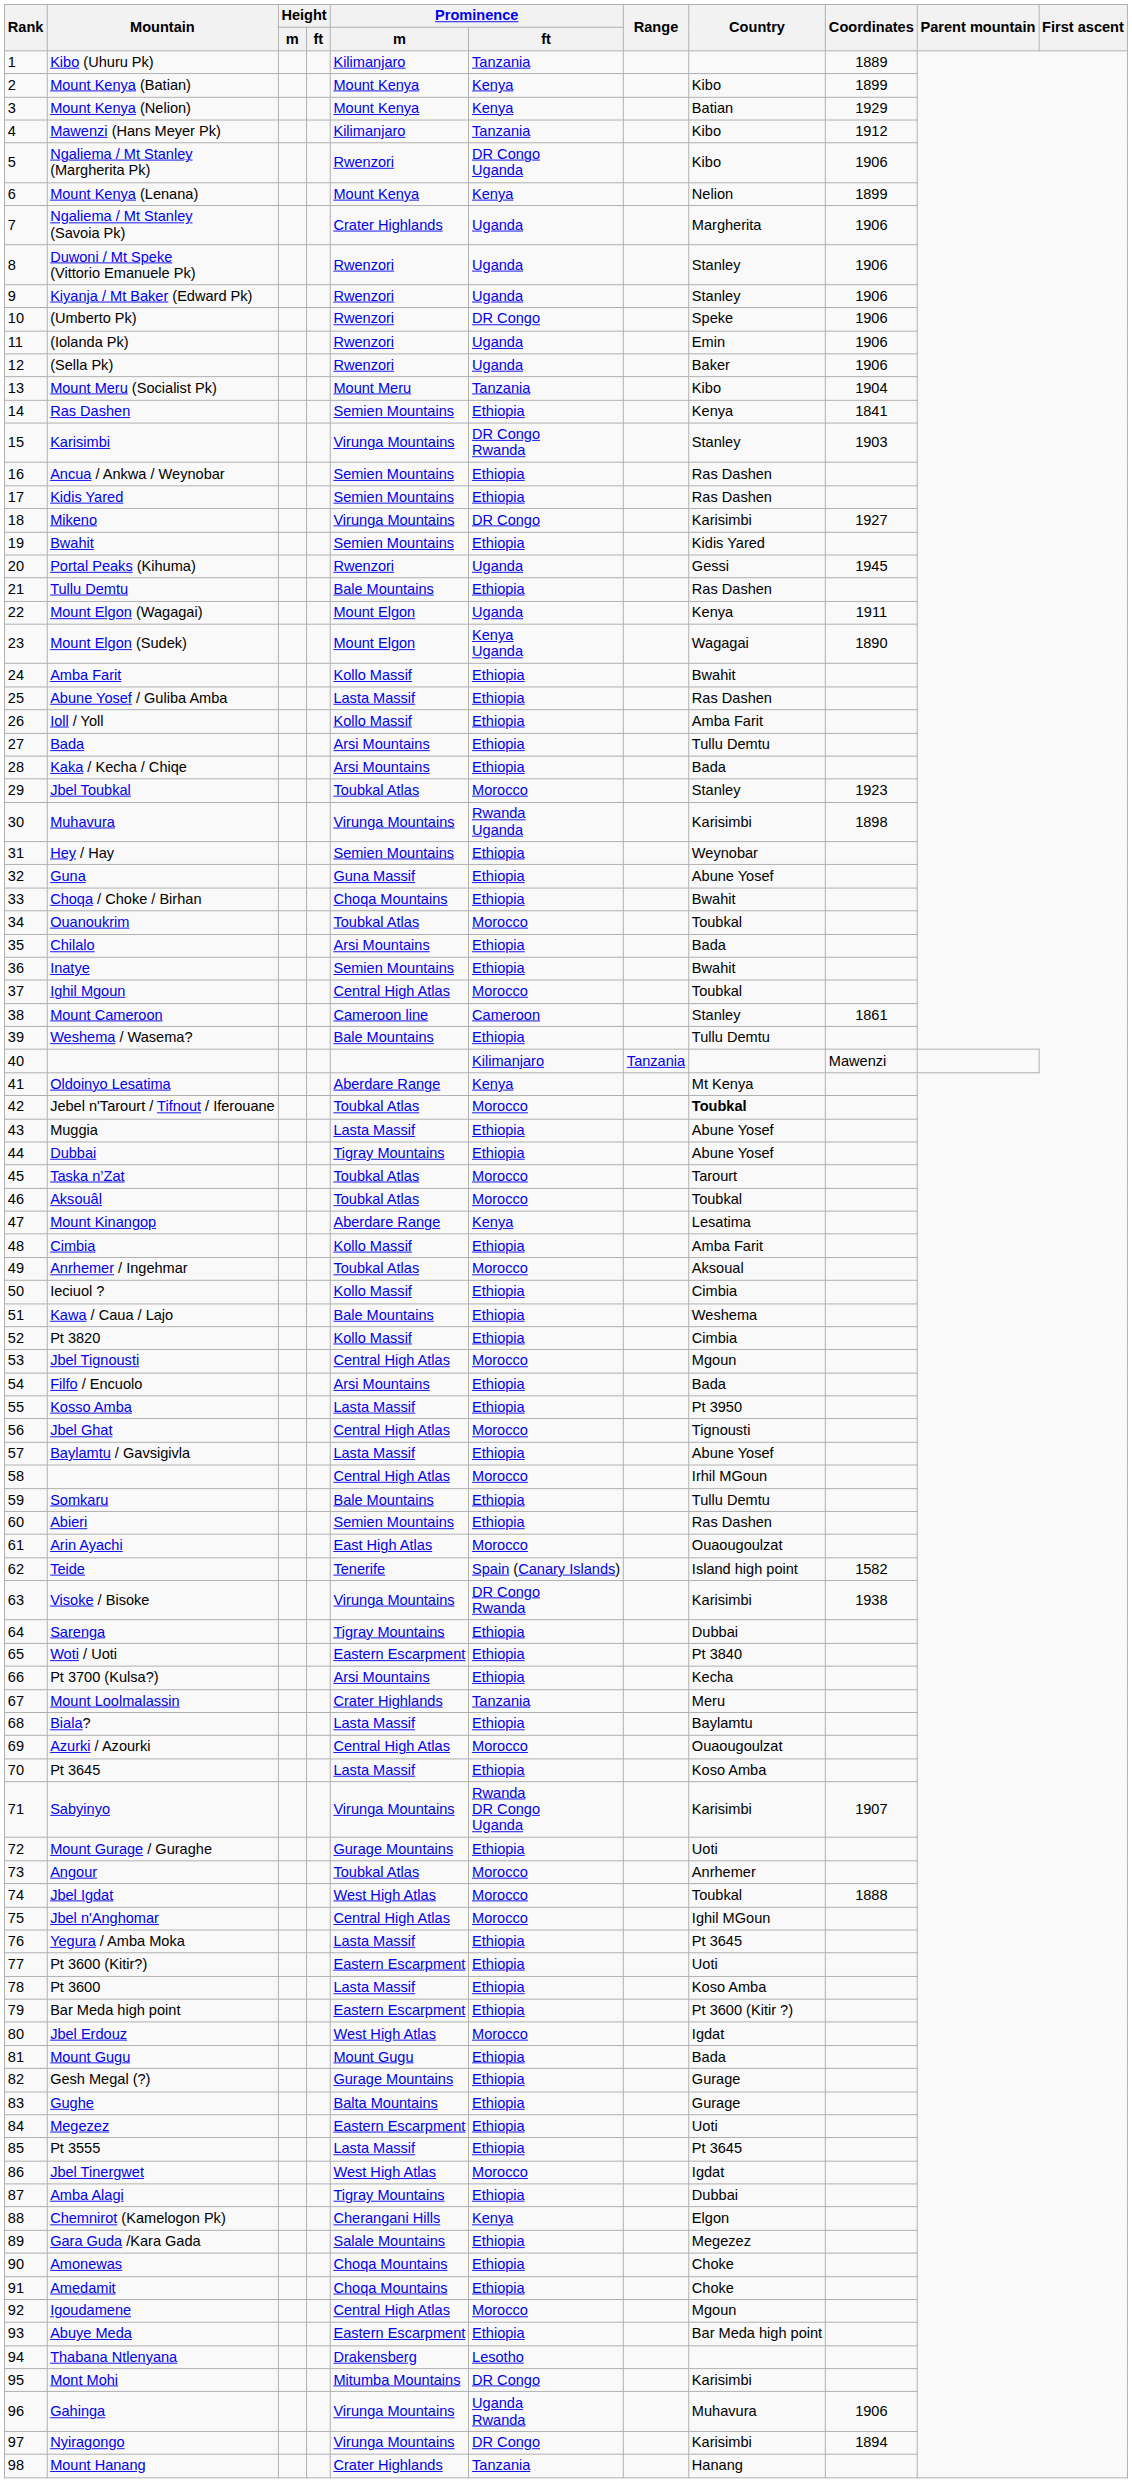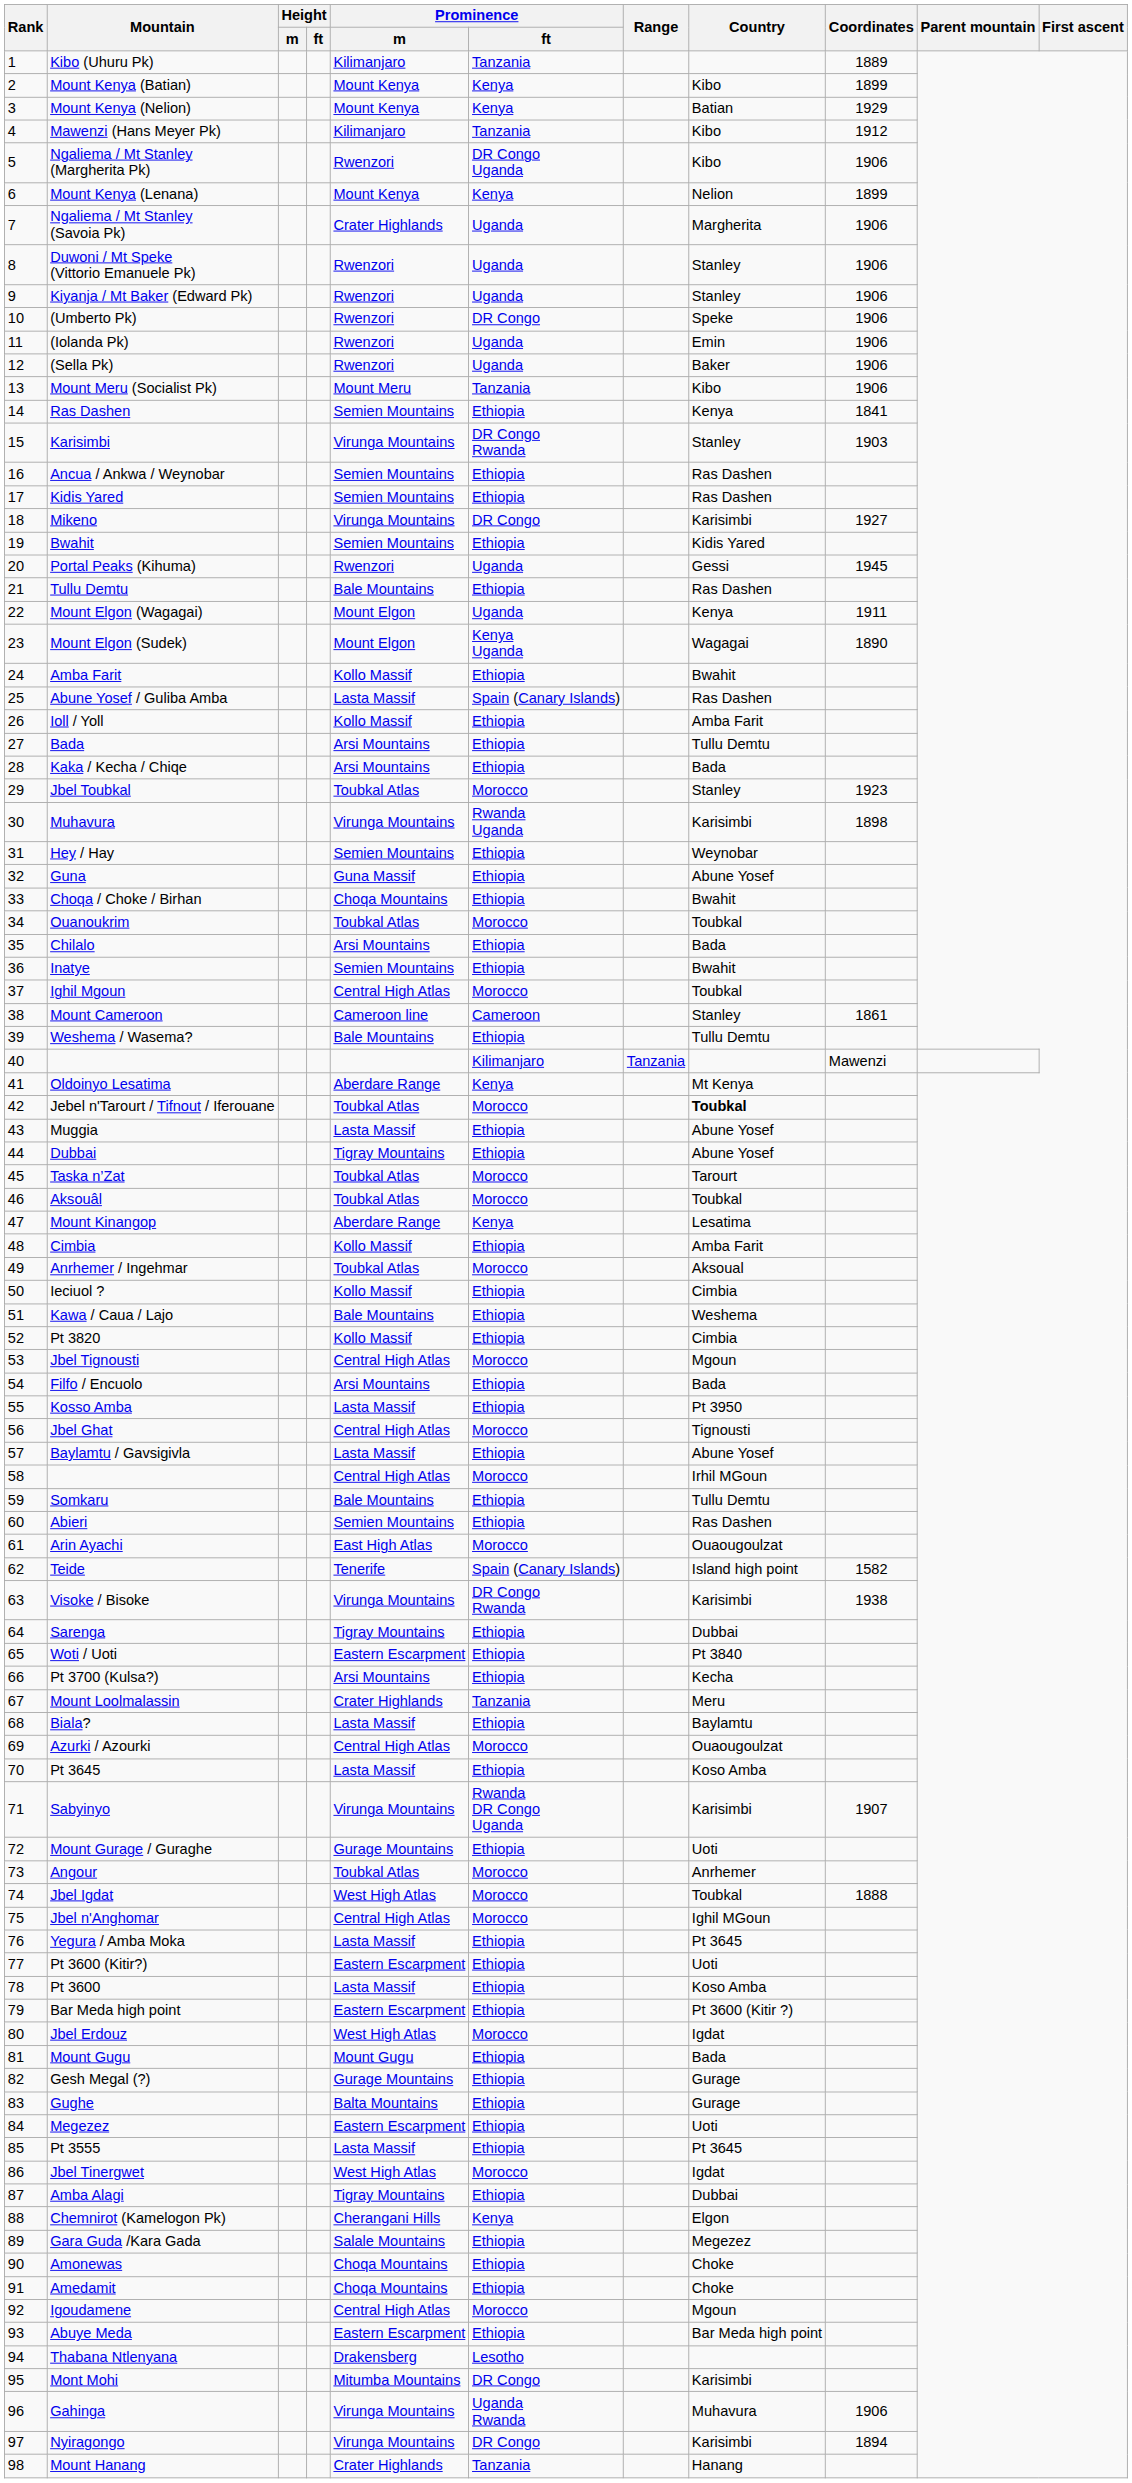(871, 388) 1904 -> (871, 388) 1906
(498, 698) Ethiopia -> (546, 698) Spain (Canary Islands)
